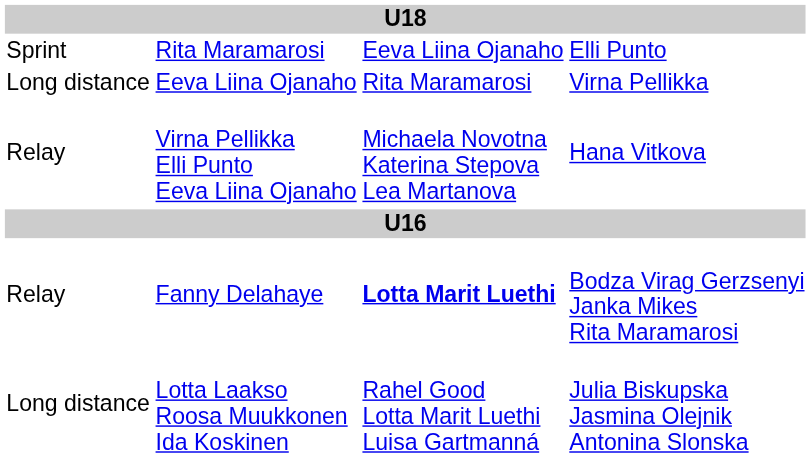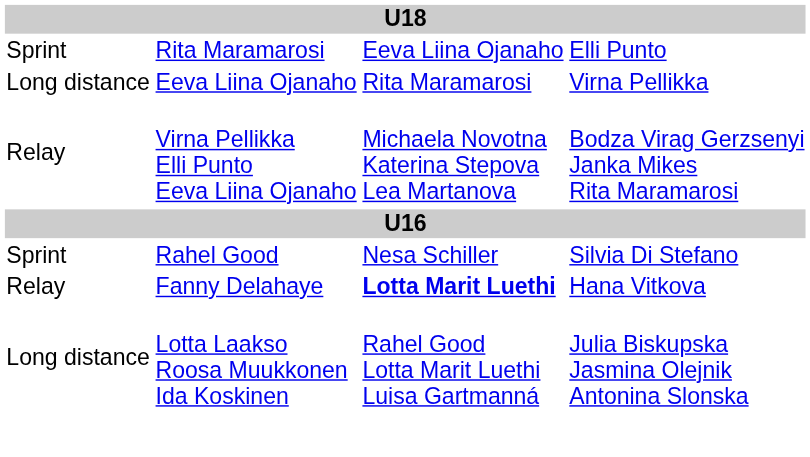(638, 152) Hana Vitkova -> (687, 165) Bodza Virag Gerzsenyi Janka Mikes Rita Maramarosi
+ row: (217, 255)
(687, 307) Bodza Virag Gerzsenyi Janka Mikes Rita Maramarosi -> (638, 286) Hana Vitkova
